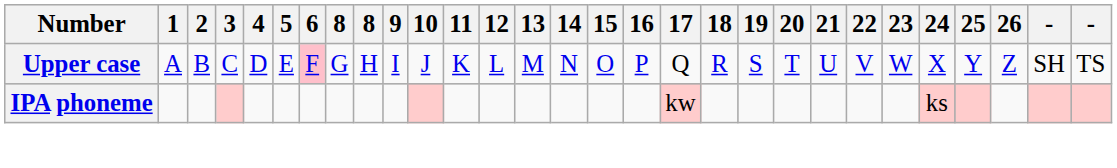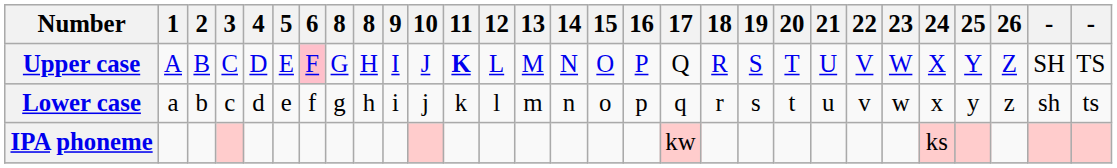(461, 63) normal -> (461, 63) bold
+ row: (82, 102)
